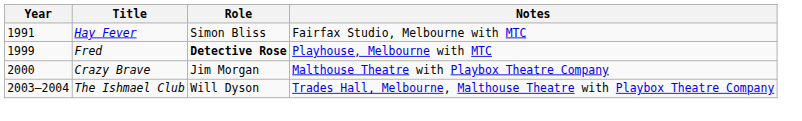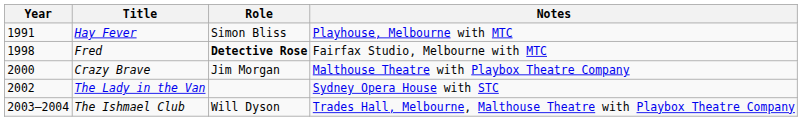(409, 32) Fairfax Studio, Melbourne with MTC -> (413, 32) Playhouse, Melbourne with MTC
(21, 51) 1999 -> (21, 51) 1998
(392, 51) Playhouse, Melbourne with MTC -> (430, 51) Fairfax Studio, Melbourne with MTC
+ row: (140, 88)
